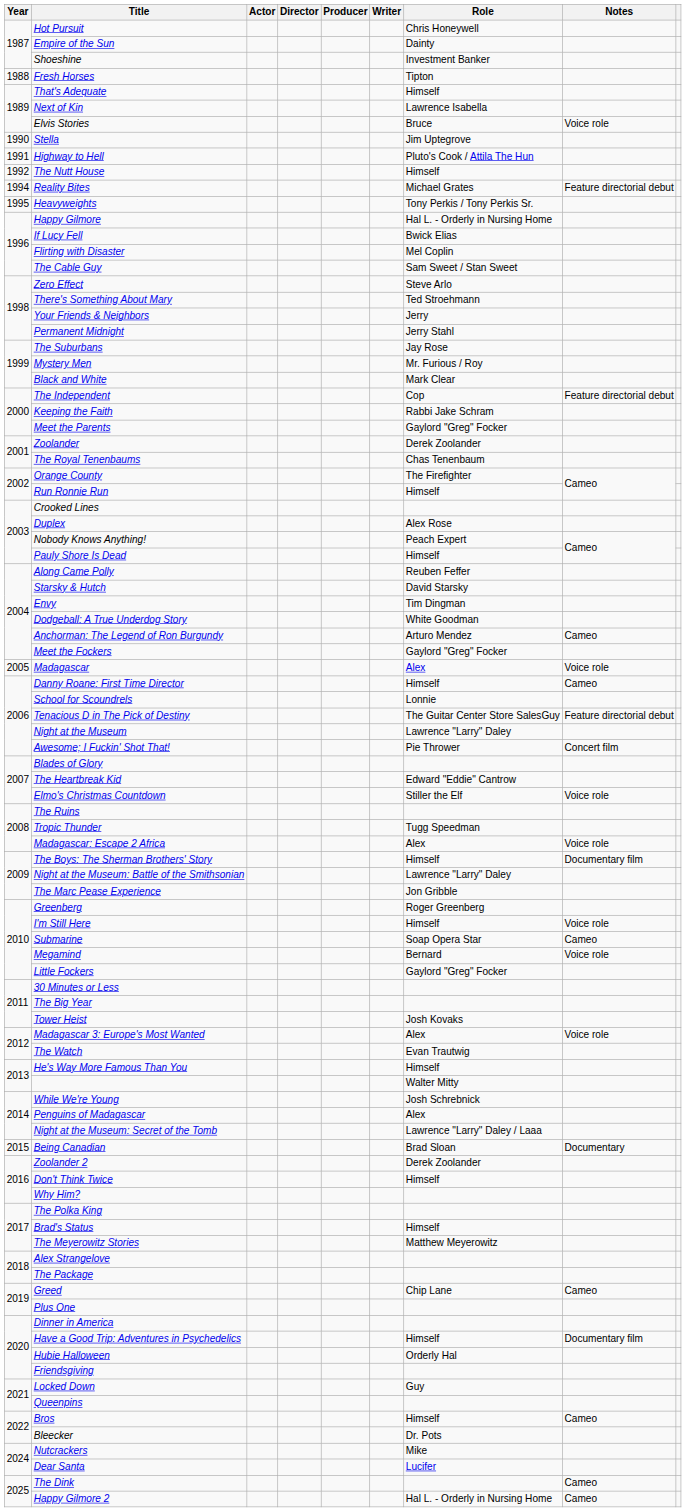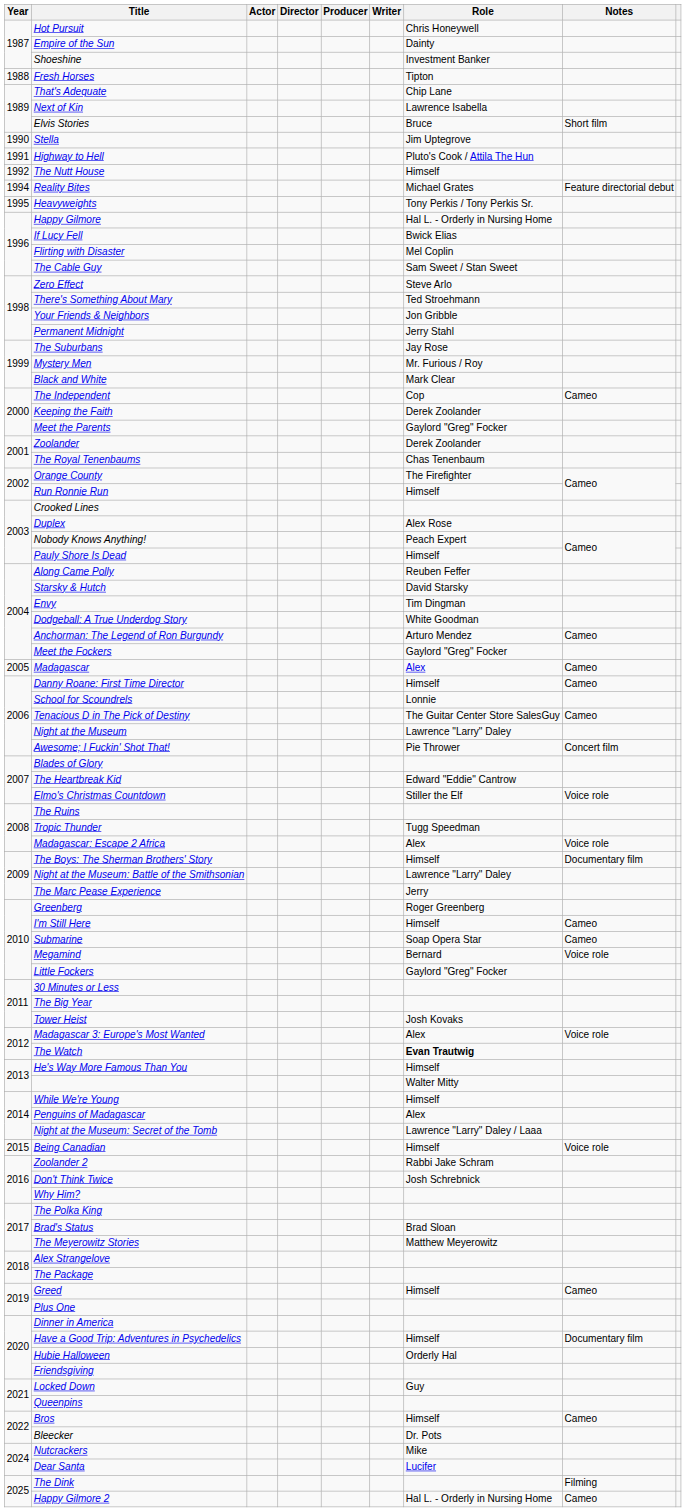(423, 92) Himself -> (429, 92) Chip Lane
(587, 124) Voice role -> (586, 124) Short film
(417, 316) Jerry -> (432, 316) Jon Gribble
(619, 396) Feature directorial debut -> (581, 396) Cameo
(450, 412) Rabbi Jake Schram -> (443, 412) Derek Zoolander
(587, 667) Voice role -> (581, 667) Cameo
(619, 715) Feature directorial debut -> (581, 715) Cameo
(432, 891) Jon Gribble -> (417, 891) Jerry
(587, 923) Voice role -> (581, 923) Cameo
(438, 1051) normal -> (440, 1051) bold
(443, 1099) Josh Schrebnick -> (423, 1099) Himself
(431, 1147) Brad Sloan -> (423, 1147) Himself
(594, 1147) Documentary -> (587, 1147) Voice role
(443, 1163) Derek Zoolander -> (450, 1163) Rabbi Jake Schram
(423, 1179) Himself -> (443, 1179) Josh Schrebnick
(423, 1227) Himself -> (431, 1227) Brad Sloan
(429, 1291) Chip Lane -> (423, 1291) Himself
(581, 1483) Cameo -> (581, 1483) Filming
